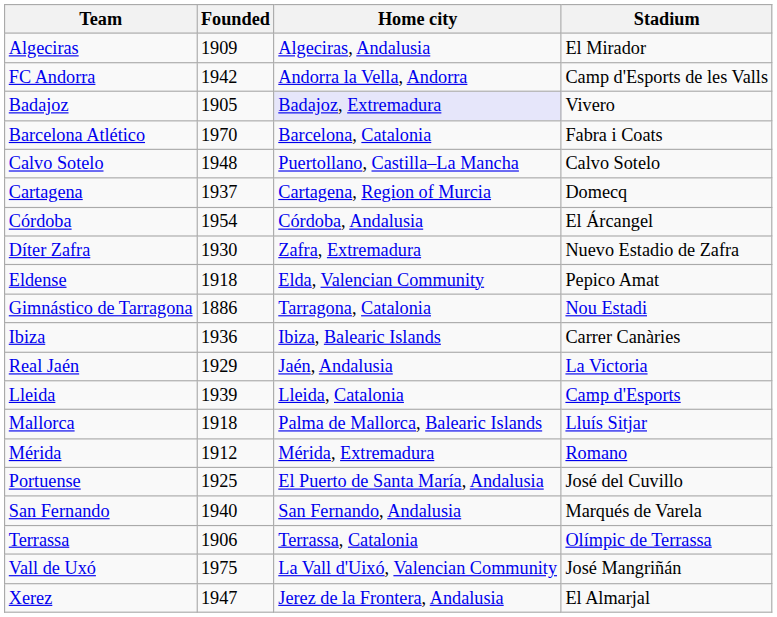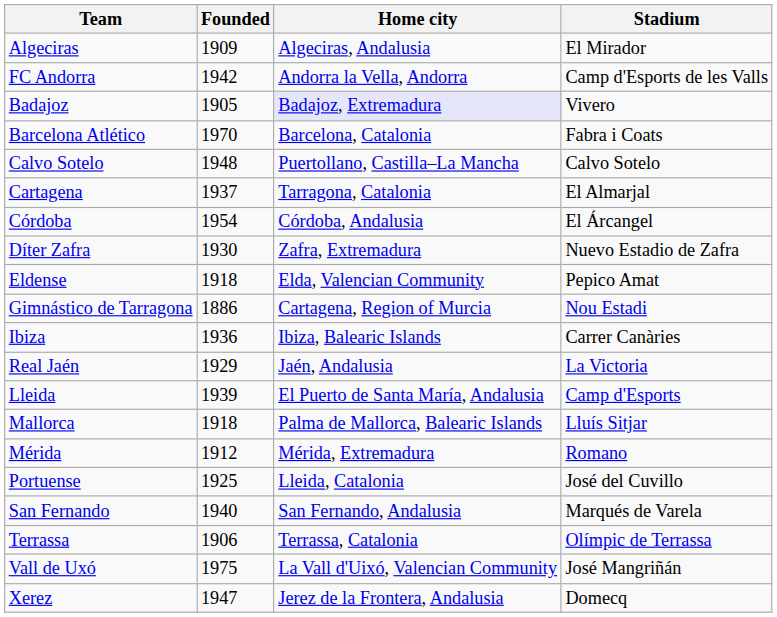(385, 192) Cartagena, Region of Murcia -> (355, 192) Tarragona, Catalonia
(596, 192) Domecq -> (608, 192) El Almarjal
(355, 308) Tarragona, Catalonia -> (385, 308) Cartagena, Region of Murcia
(341, 395) Lleida, Catalonia -> (411, 395) El Puerto de Santa María, Andalusia
(411, 481) El Puerto de Santa María, Andalusia -> (341, 481) Lleida, Catalonia
(608, 597) El Almarjal -> (596, 597) Domecq
